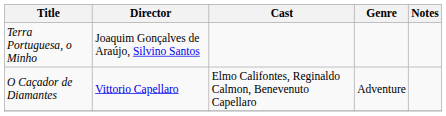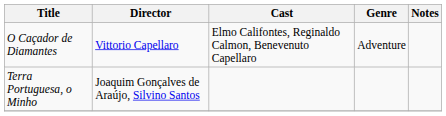rows swapped: (40, 89) <-> (39, 44)
